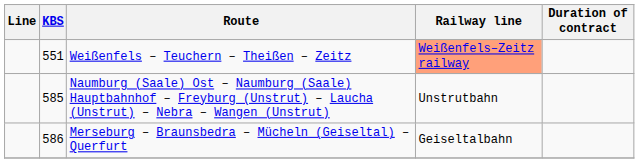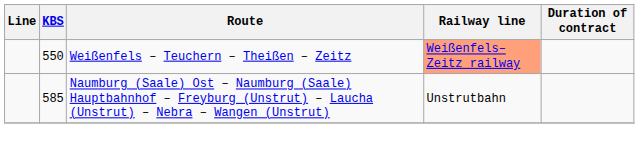(53, 56) 551 -> (53, 56) 550
- row: (239, 140)
